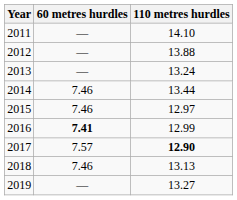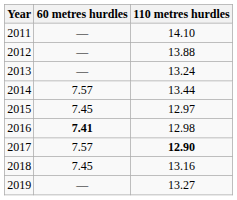(82, 90) 7.46 -> (82, 90) 7.57
(82, 109) 7.46 -> (82, 109) 7.45
(182, 128) 12.99 -> (182, 128) 12.98
(82, 166) 7.46 -> (82, 166) 7.45
(182, 166) 13.13 -> (182, 166) 13.16
